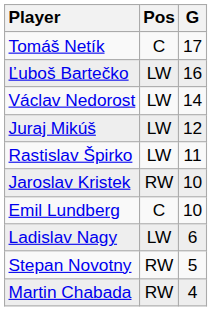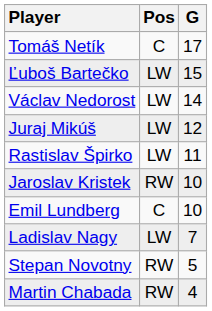(193, 73) 16 -> (193, 73) 15
(193, 237) 6 -> (193, 237) 7
